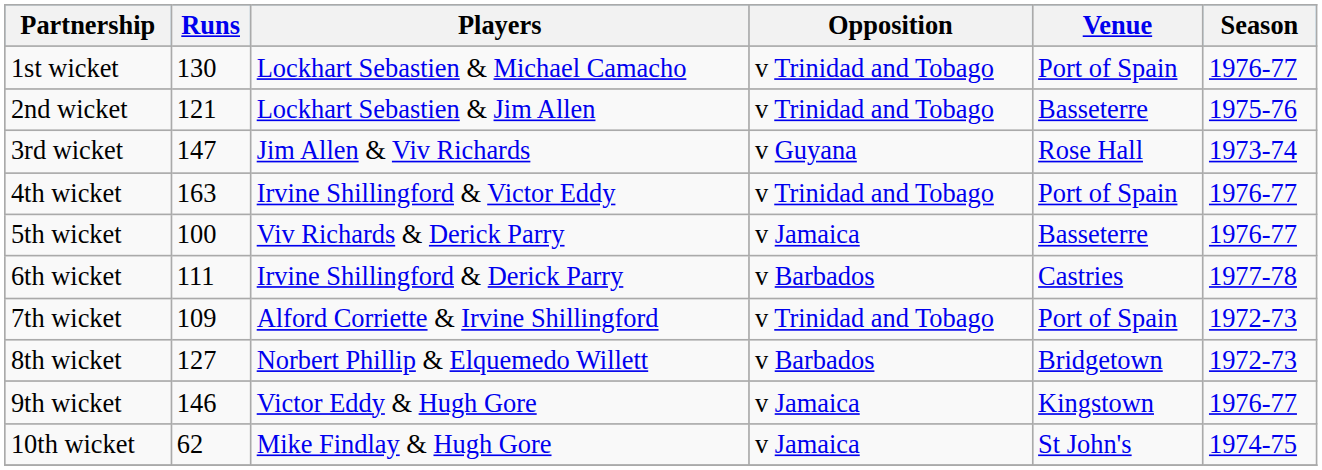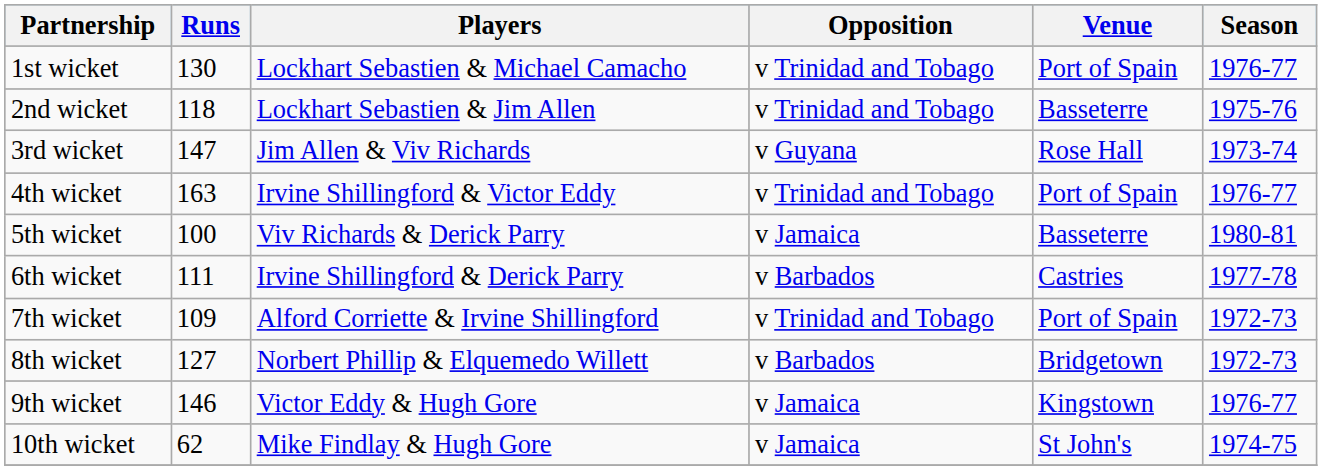(197, 109) 121 -> (196, 109) 118
(1253, 234) 1976-77 -> (1253, 234) 1980-81
